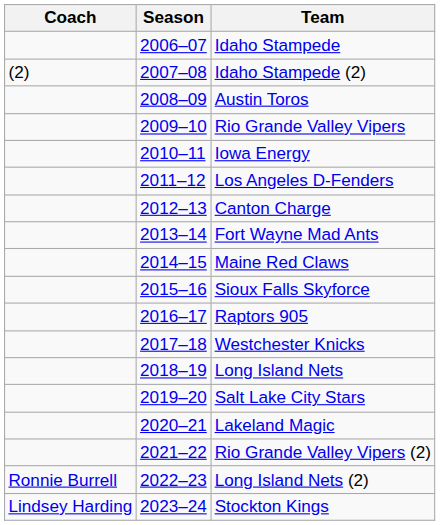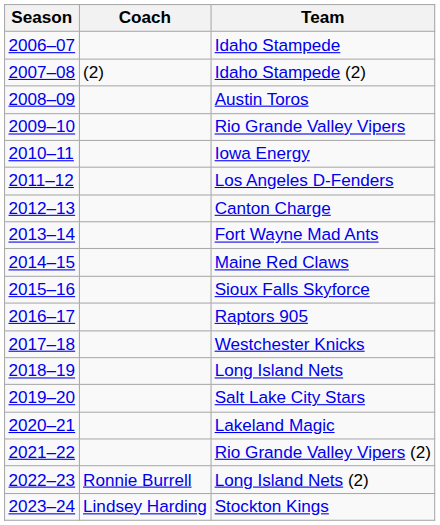columns swapped: (173, 18) <-> (70, 18)
